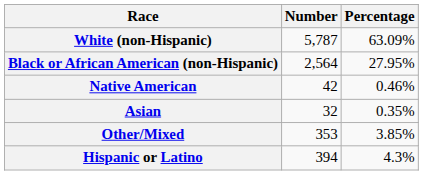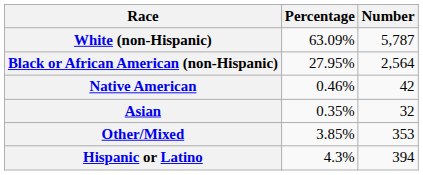columns swapped: (311, 16) <-> (380, 16)
